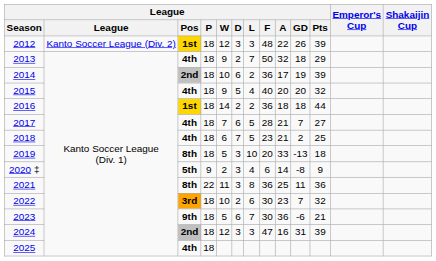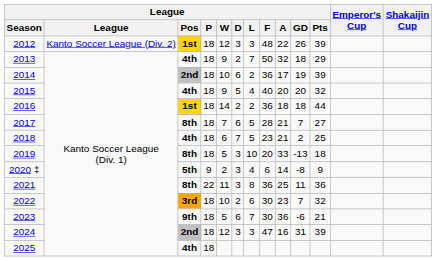(190, 122) 4th -> (190, 122) 8th
